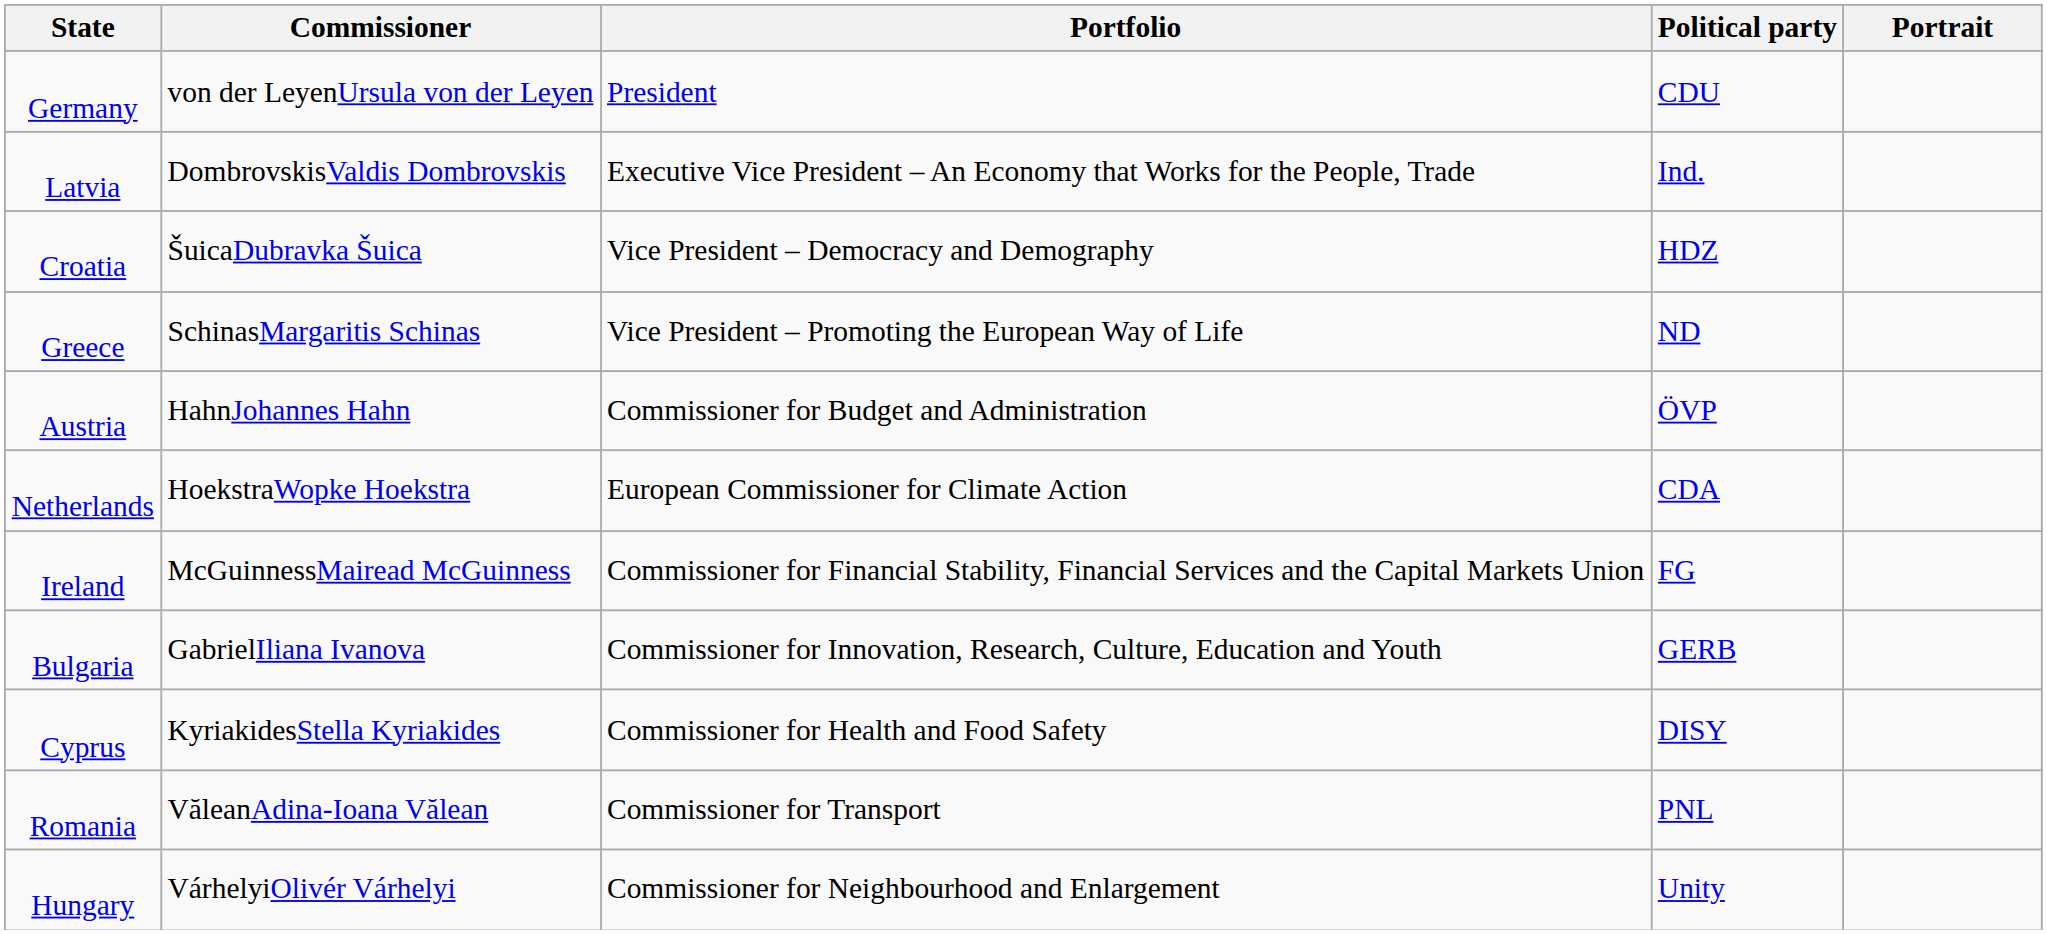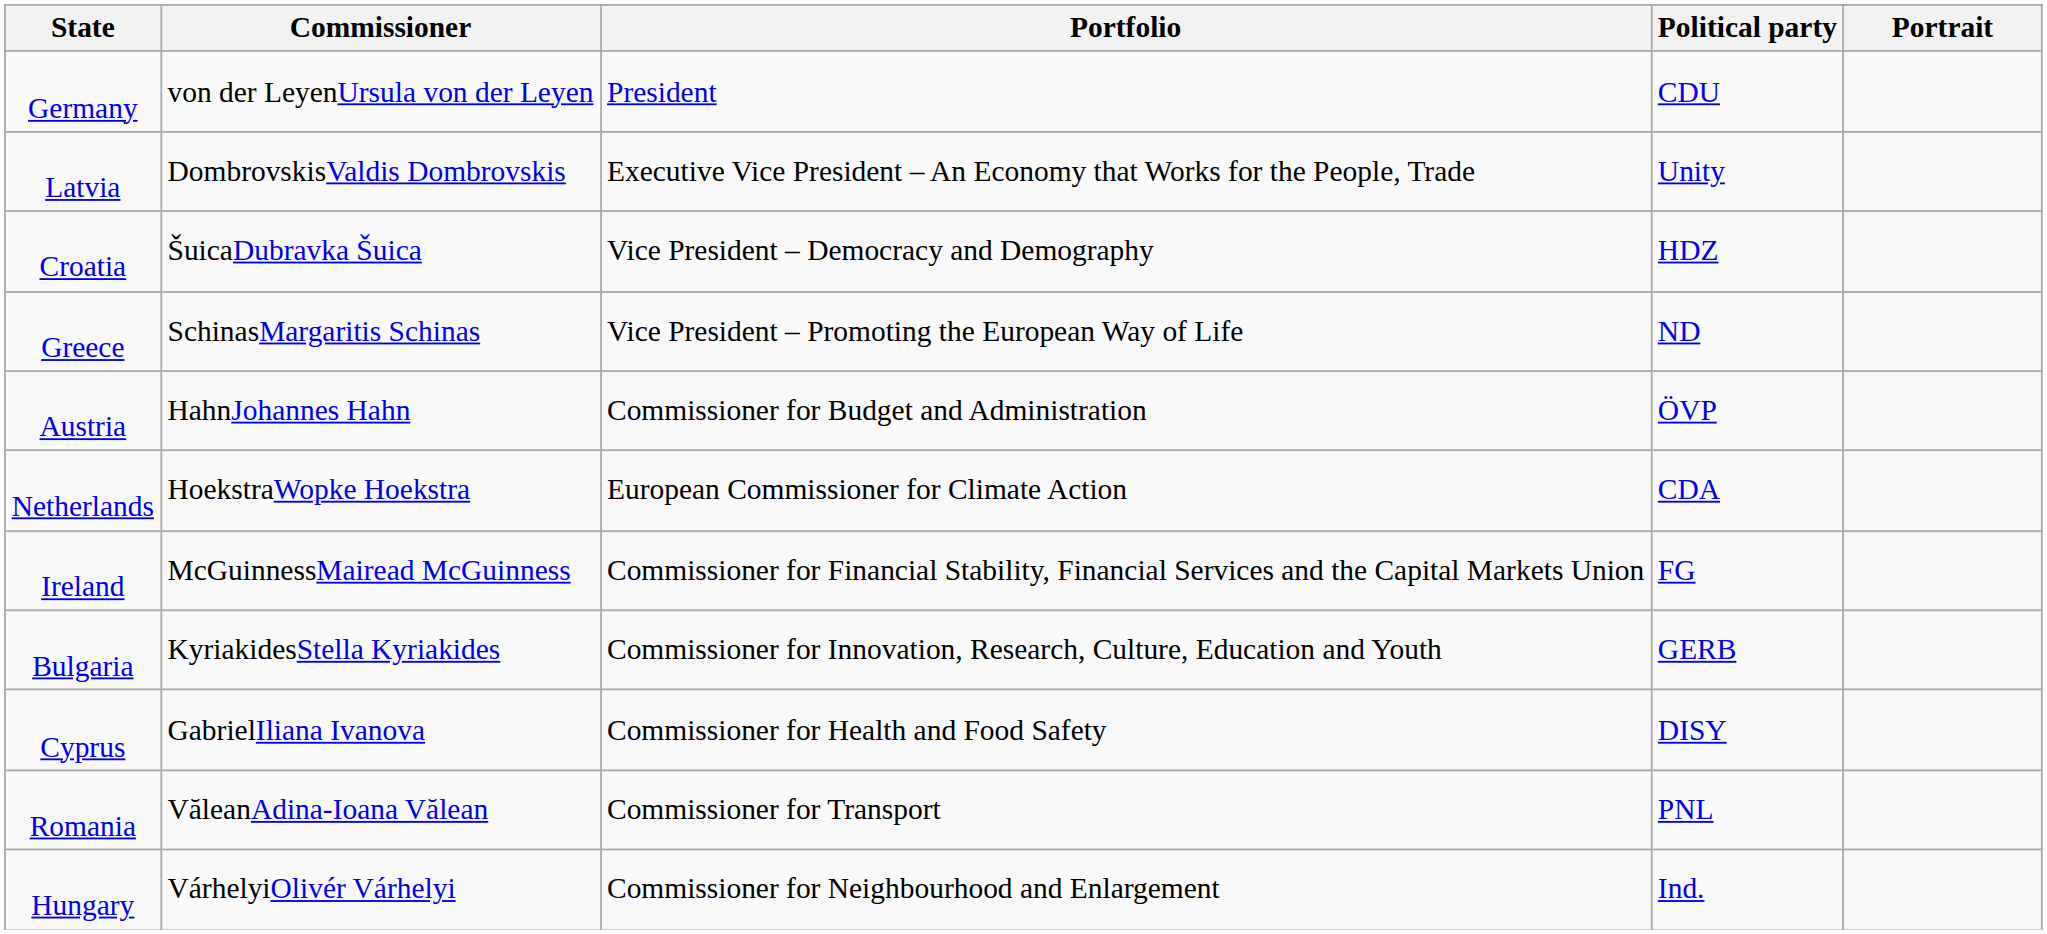(1681, 170) Ind. -> (1691, 170) Unity
(296, 649) GabrielIliana Ivanova -> (334, 649) KyriakidesStella Kyriakides
(334, 729) KyriakidesStella Kyriakides -> (296, 729) GabrielIliana Ivanova
(1691, 889) Unity -> (1681, 889) Ind.
